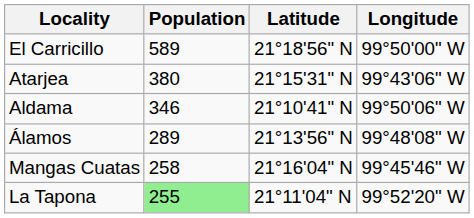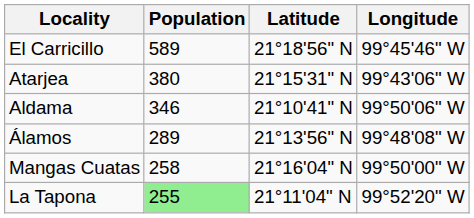(413, 49) 99°50'00" W -> (413, 49) 99°45'46" W
(413, 167) 99°45'46" W -> (413, 167) 99°50'00" W
